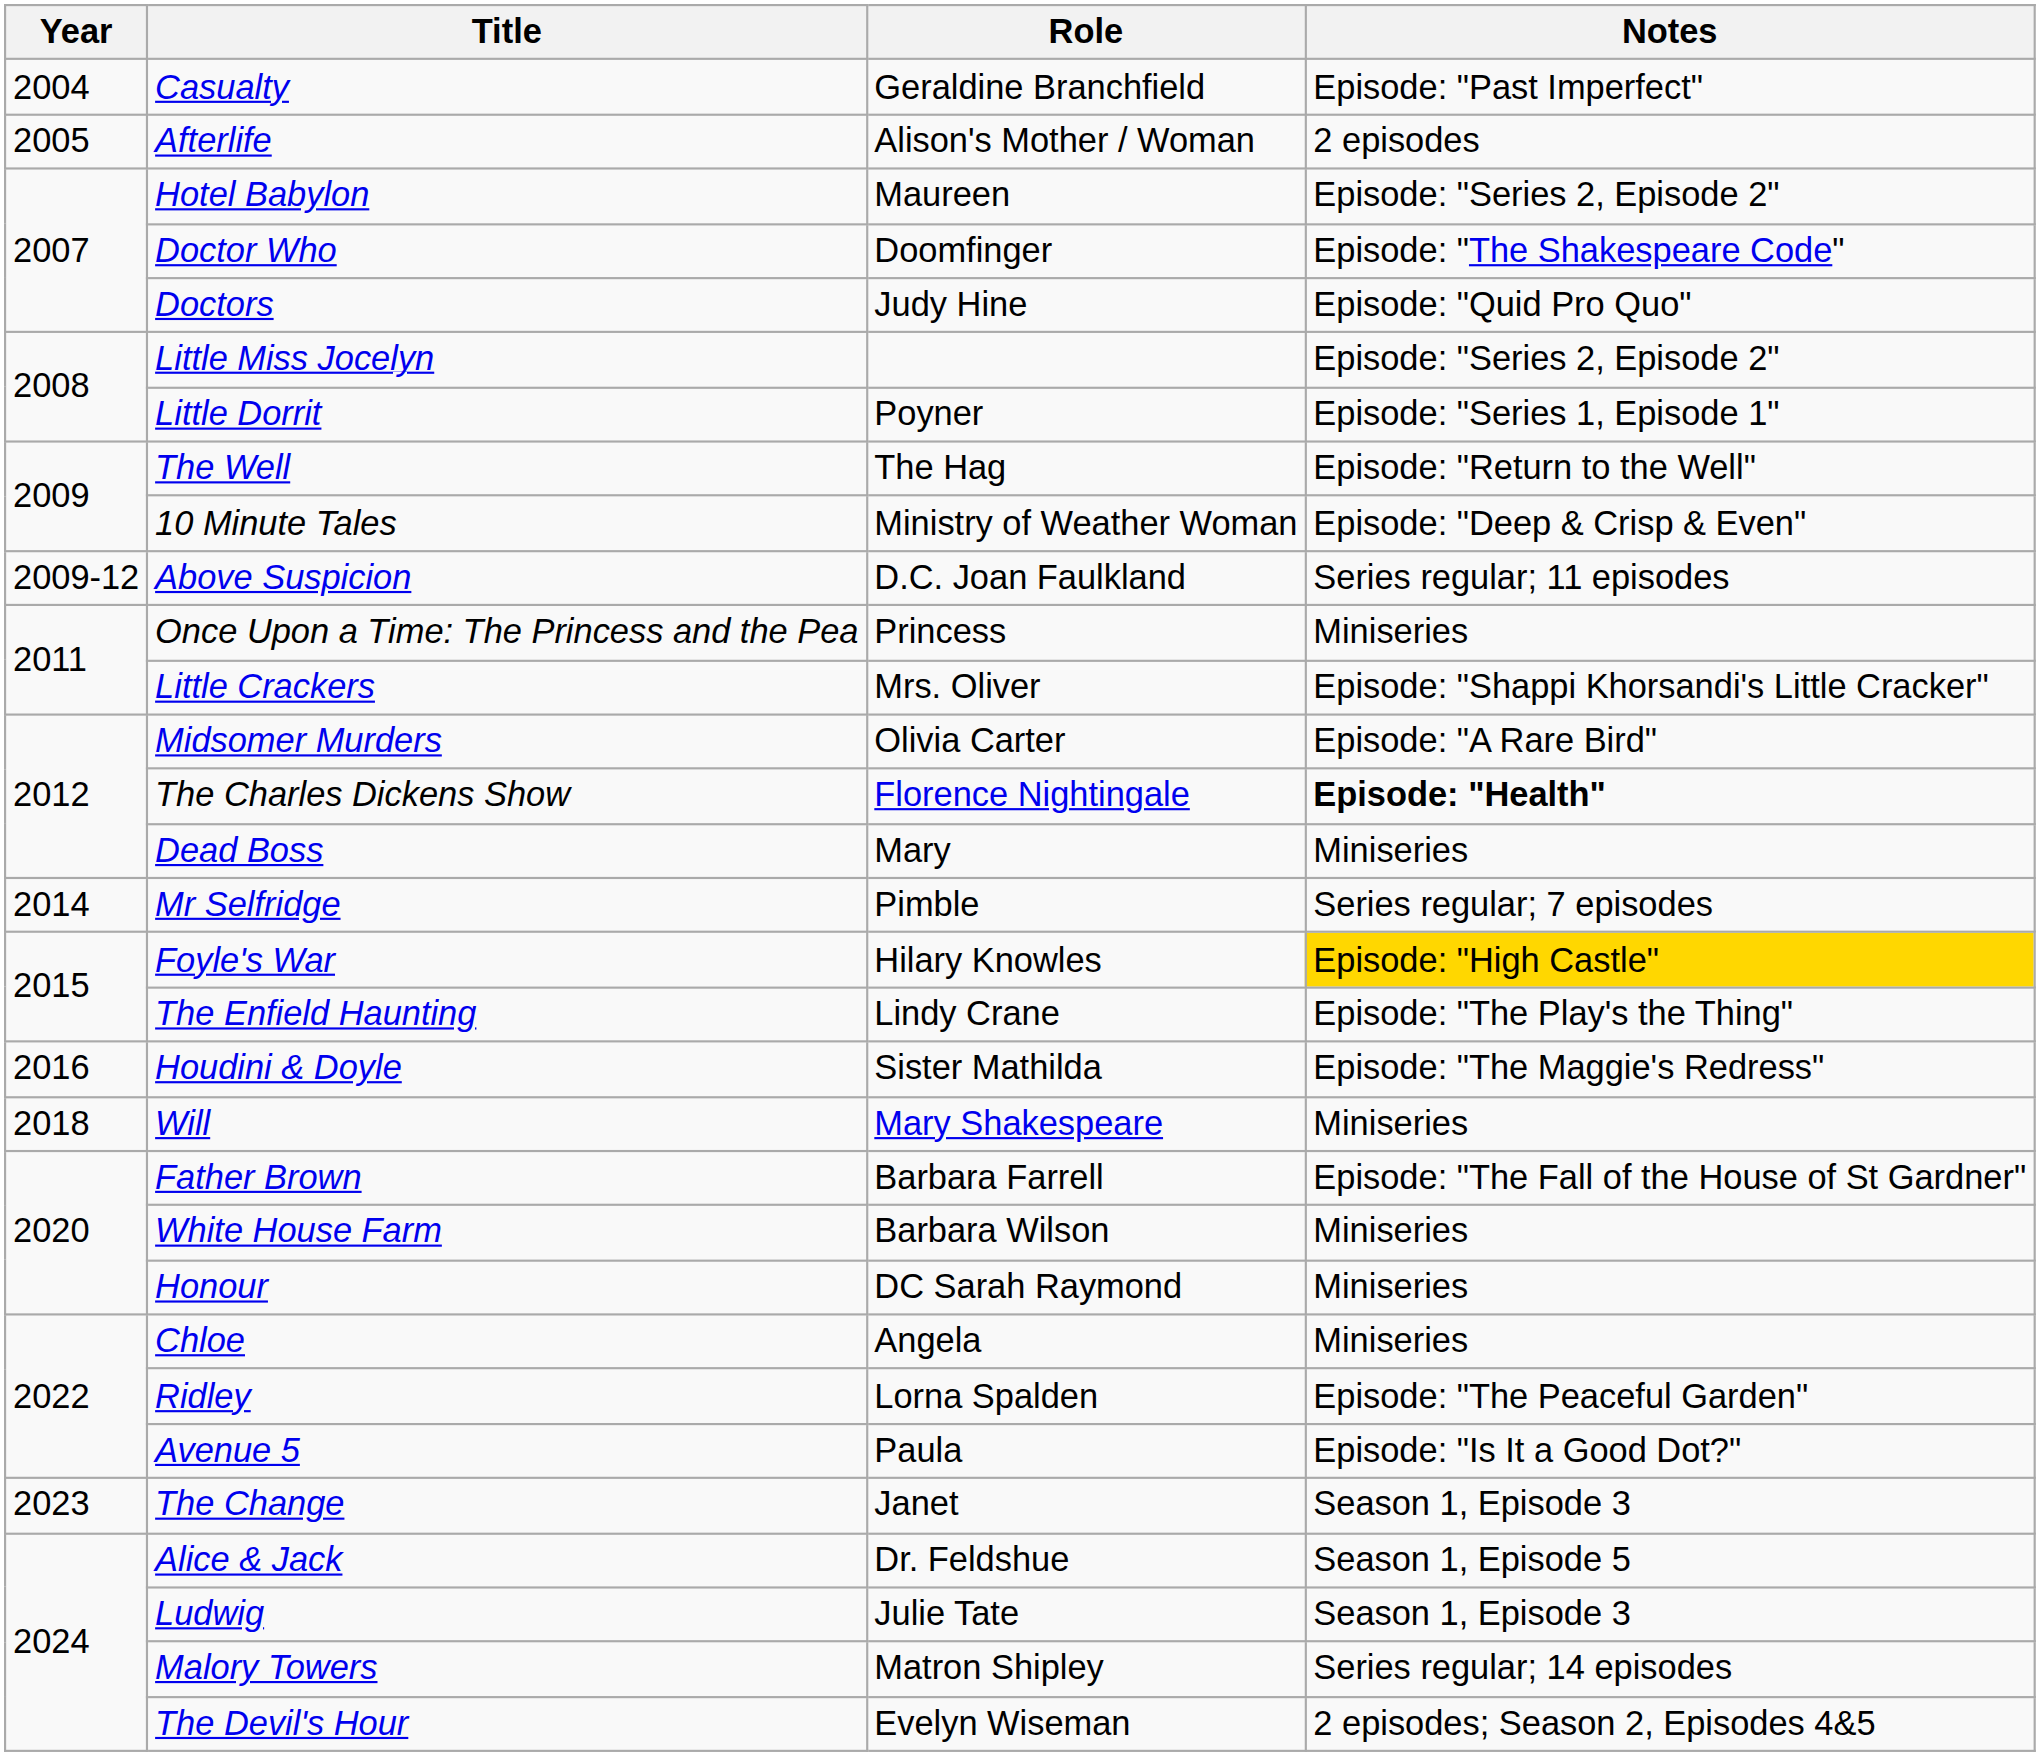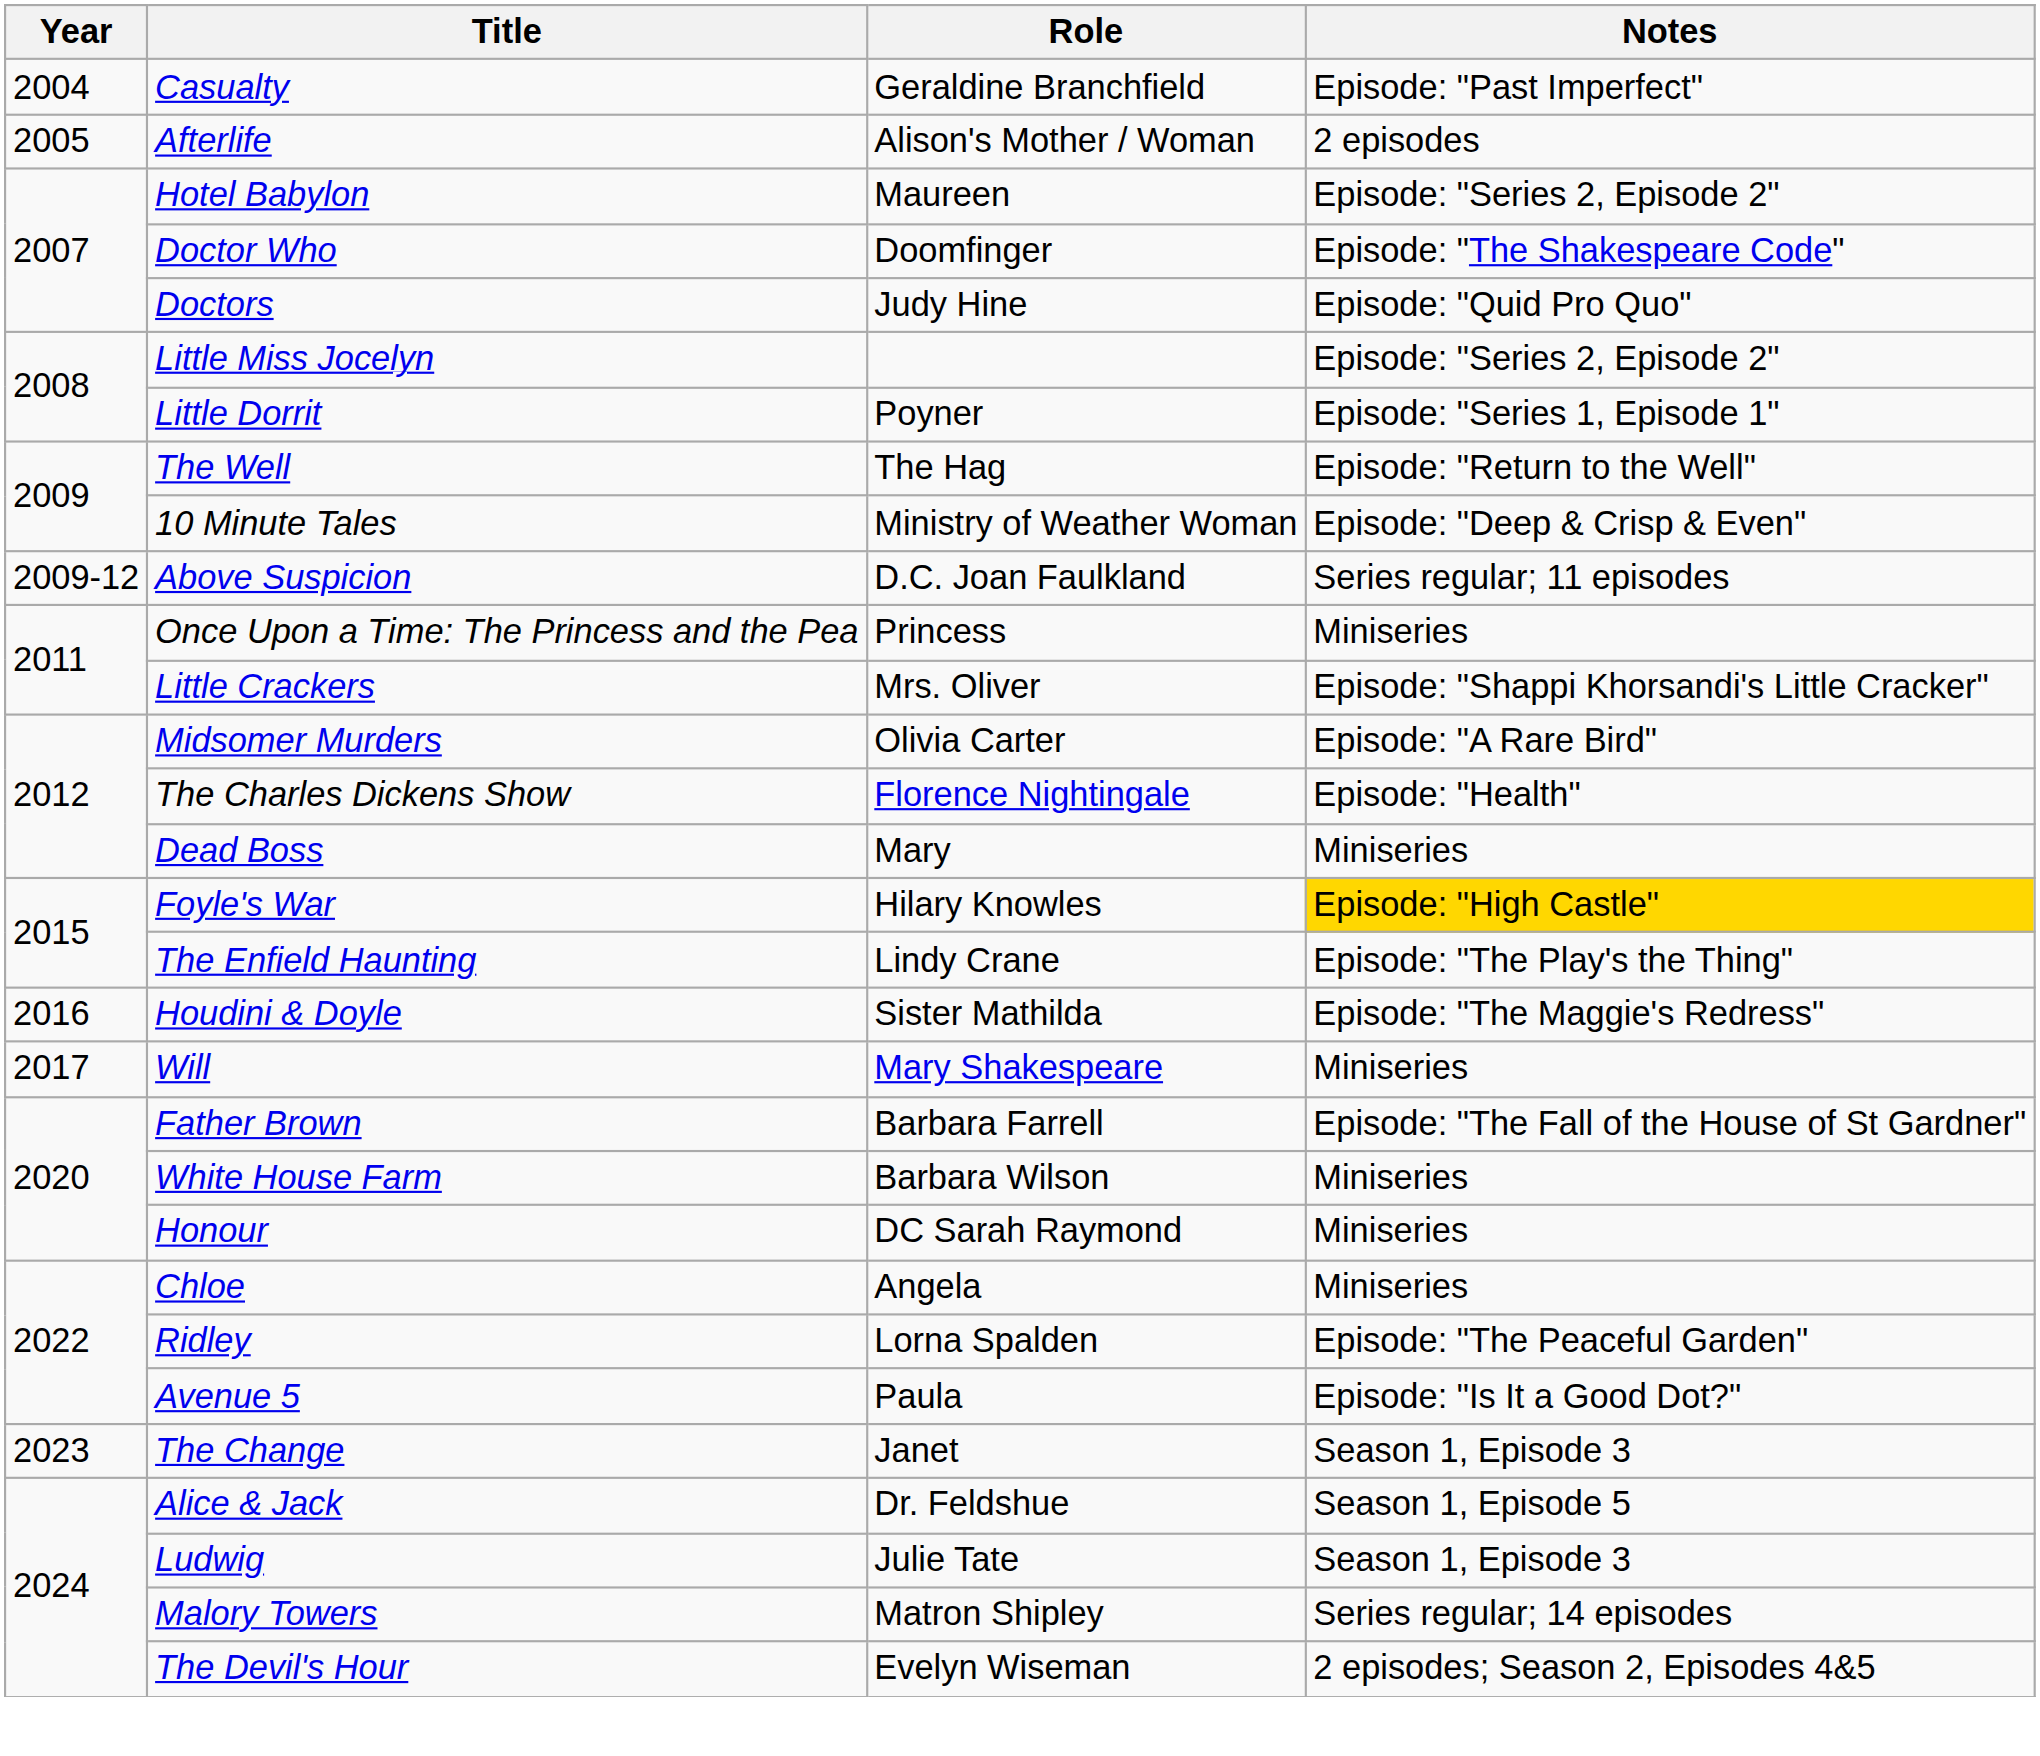(1460, 795) bold -> (1447, 795) normal
- row: (248, 904)
(51, 1122) 2018 -> (51, 1068) 2017
